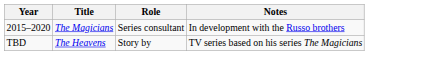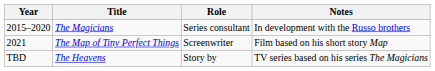+ row: (117, 43)
